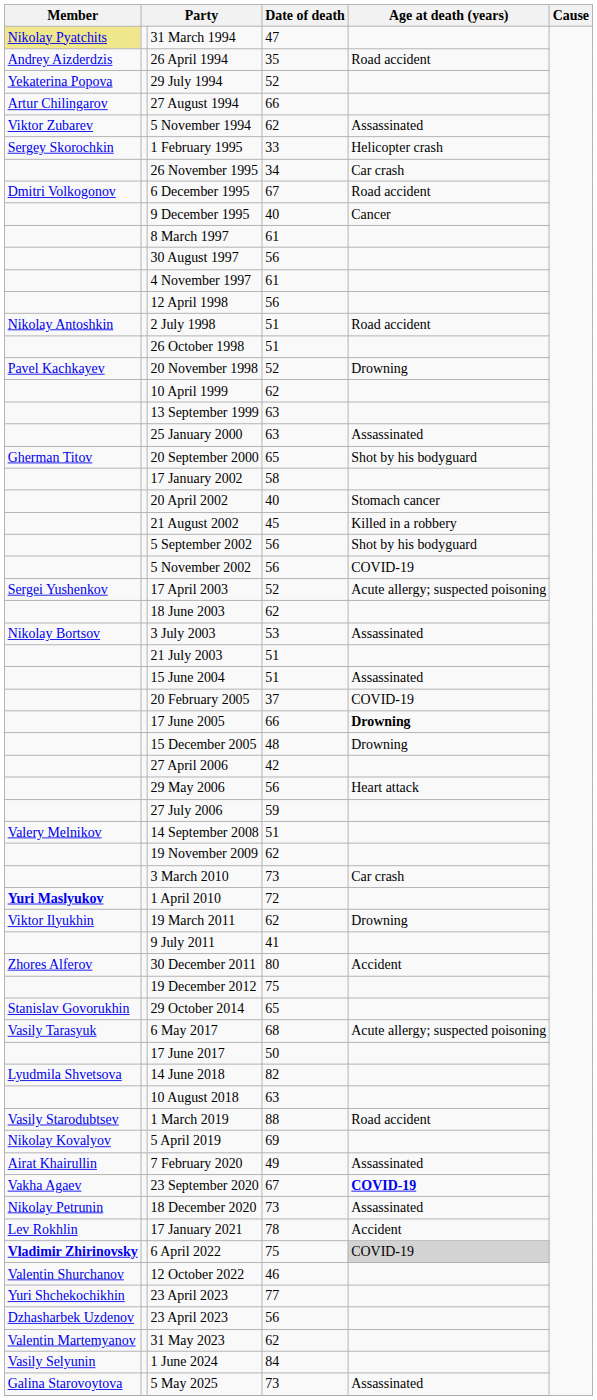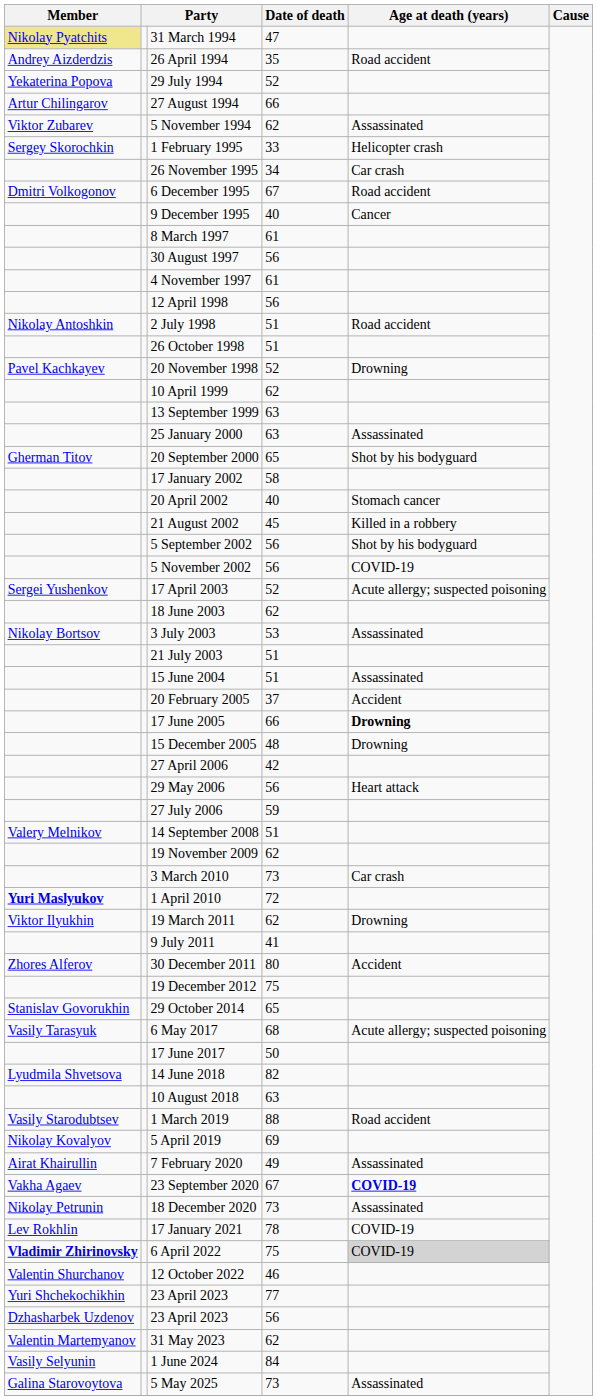(383, 699) COVID-19 -> (376, 699) Accident
(376, 1229) Accident -> (383, 1229) COVID-19
